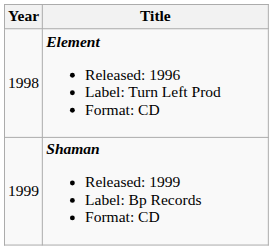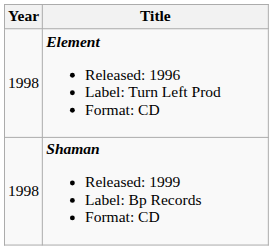(24, 191) 1999 -> (24, 191) 1998
